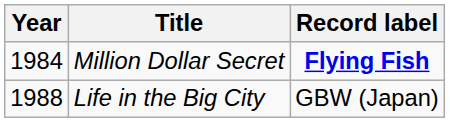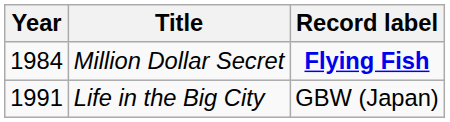(37, 98) 1988 -> (37, 98) 1991
